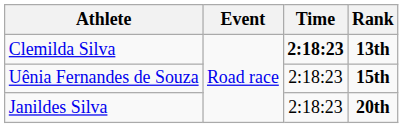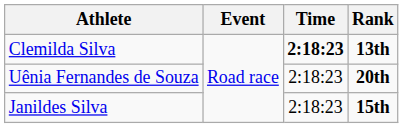(373, 78) 15th -> (373, 78) 20th
(373, 107) 20th -> (373, 107) 15th
